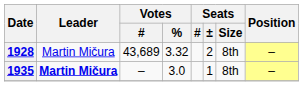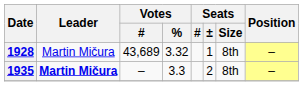(210, 52) 2 -> (210, 52) 1
(177, 71) 3.0 -> (177, 71) 3.3
(210, 71) 1 -> (210, 71) 2
